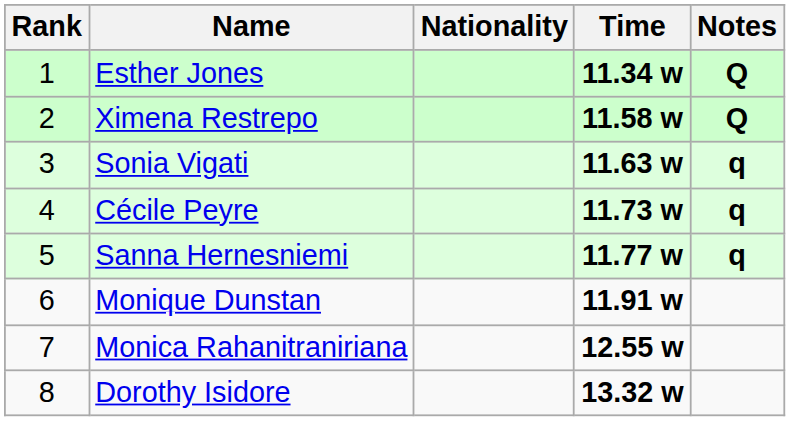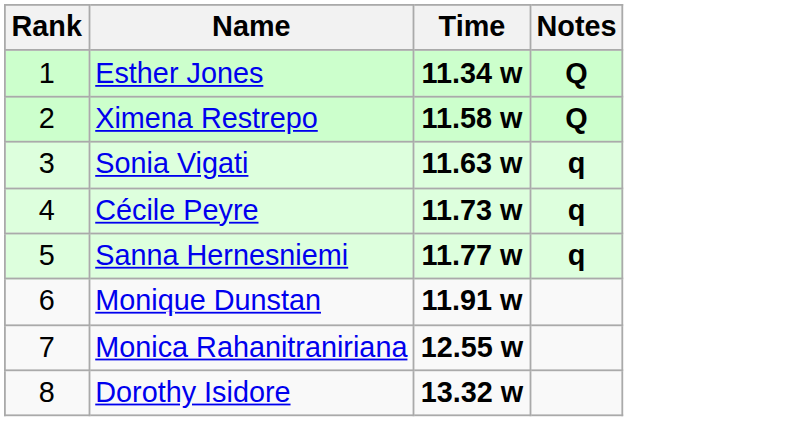- column: (494, 27)
